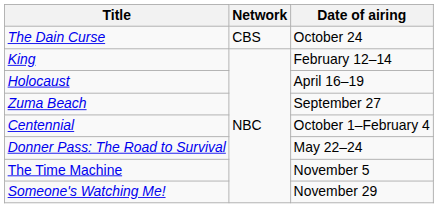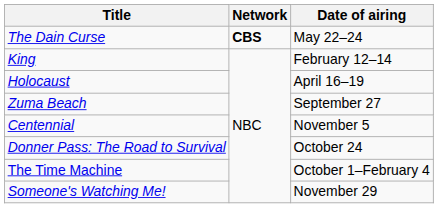(247, 37) normal -> (247, 37) bold
(328, 37) October 24 -> (328, 37) May 22–24
(362, 125) October 1–February 4 -> (332, 125) November 5
(328, 147) May 22–24 -> (328, 147) October 24
(332, 170) November 5 -> (362, 170) October 1–February 4
